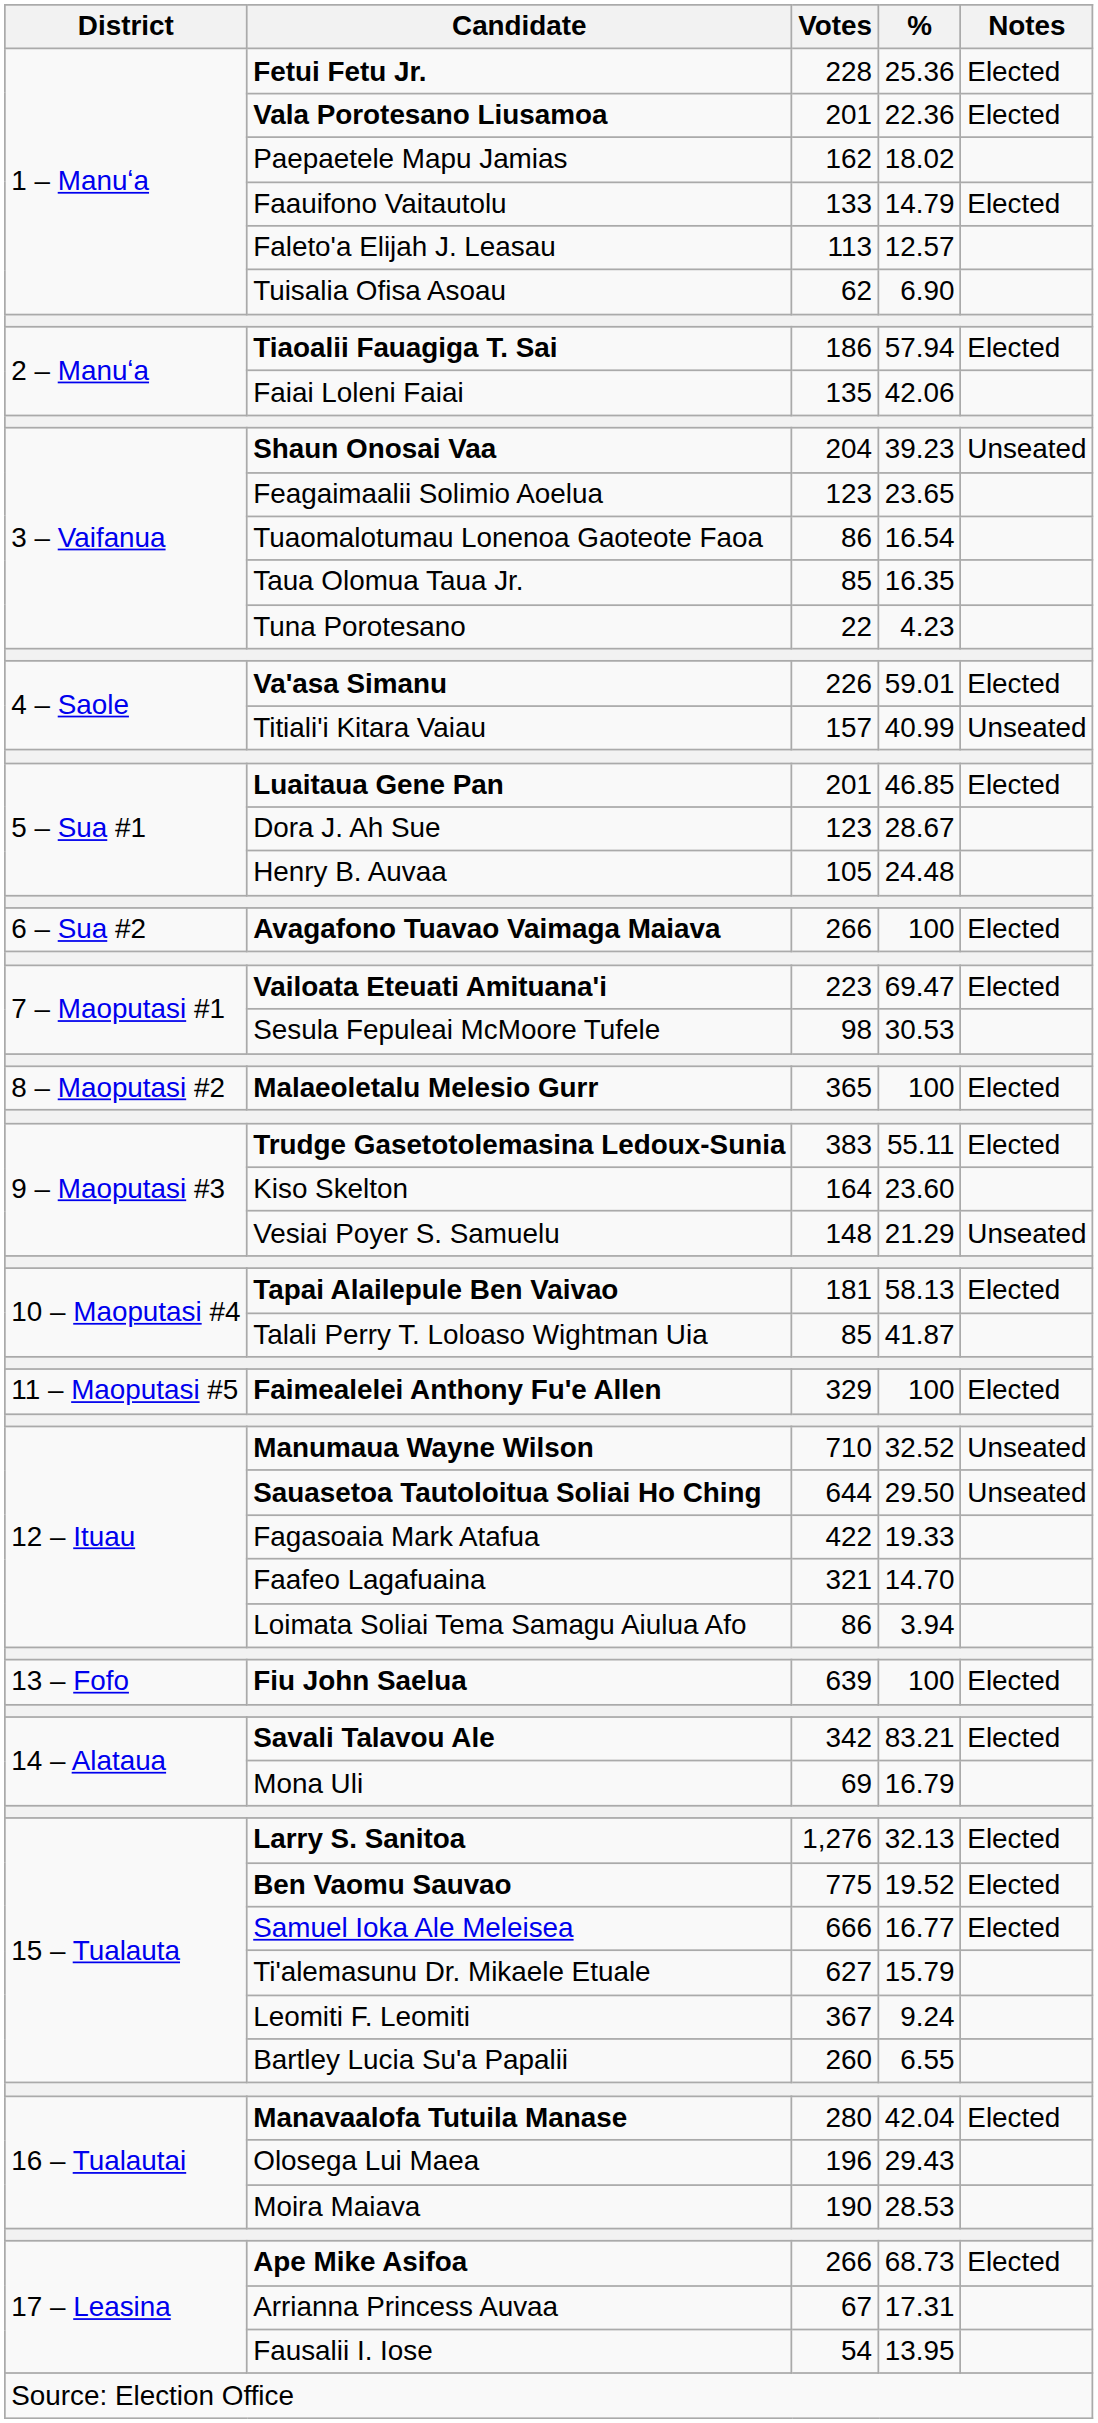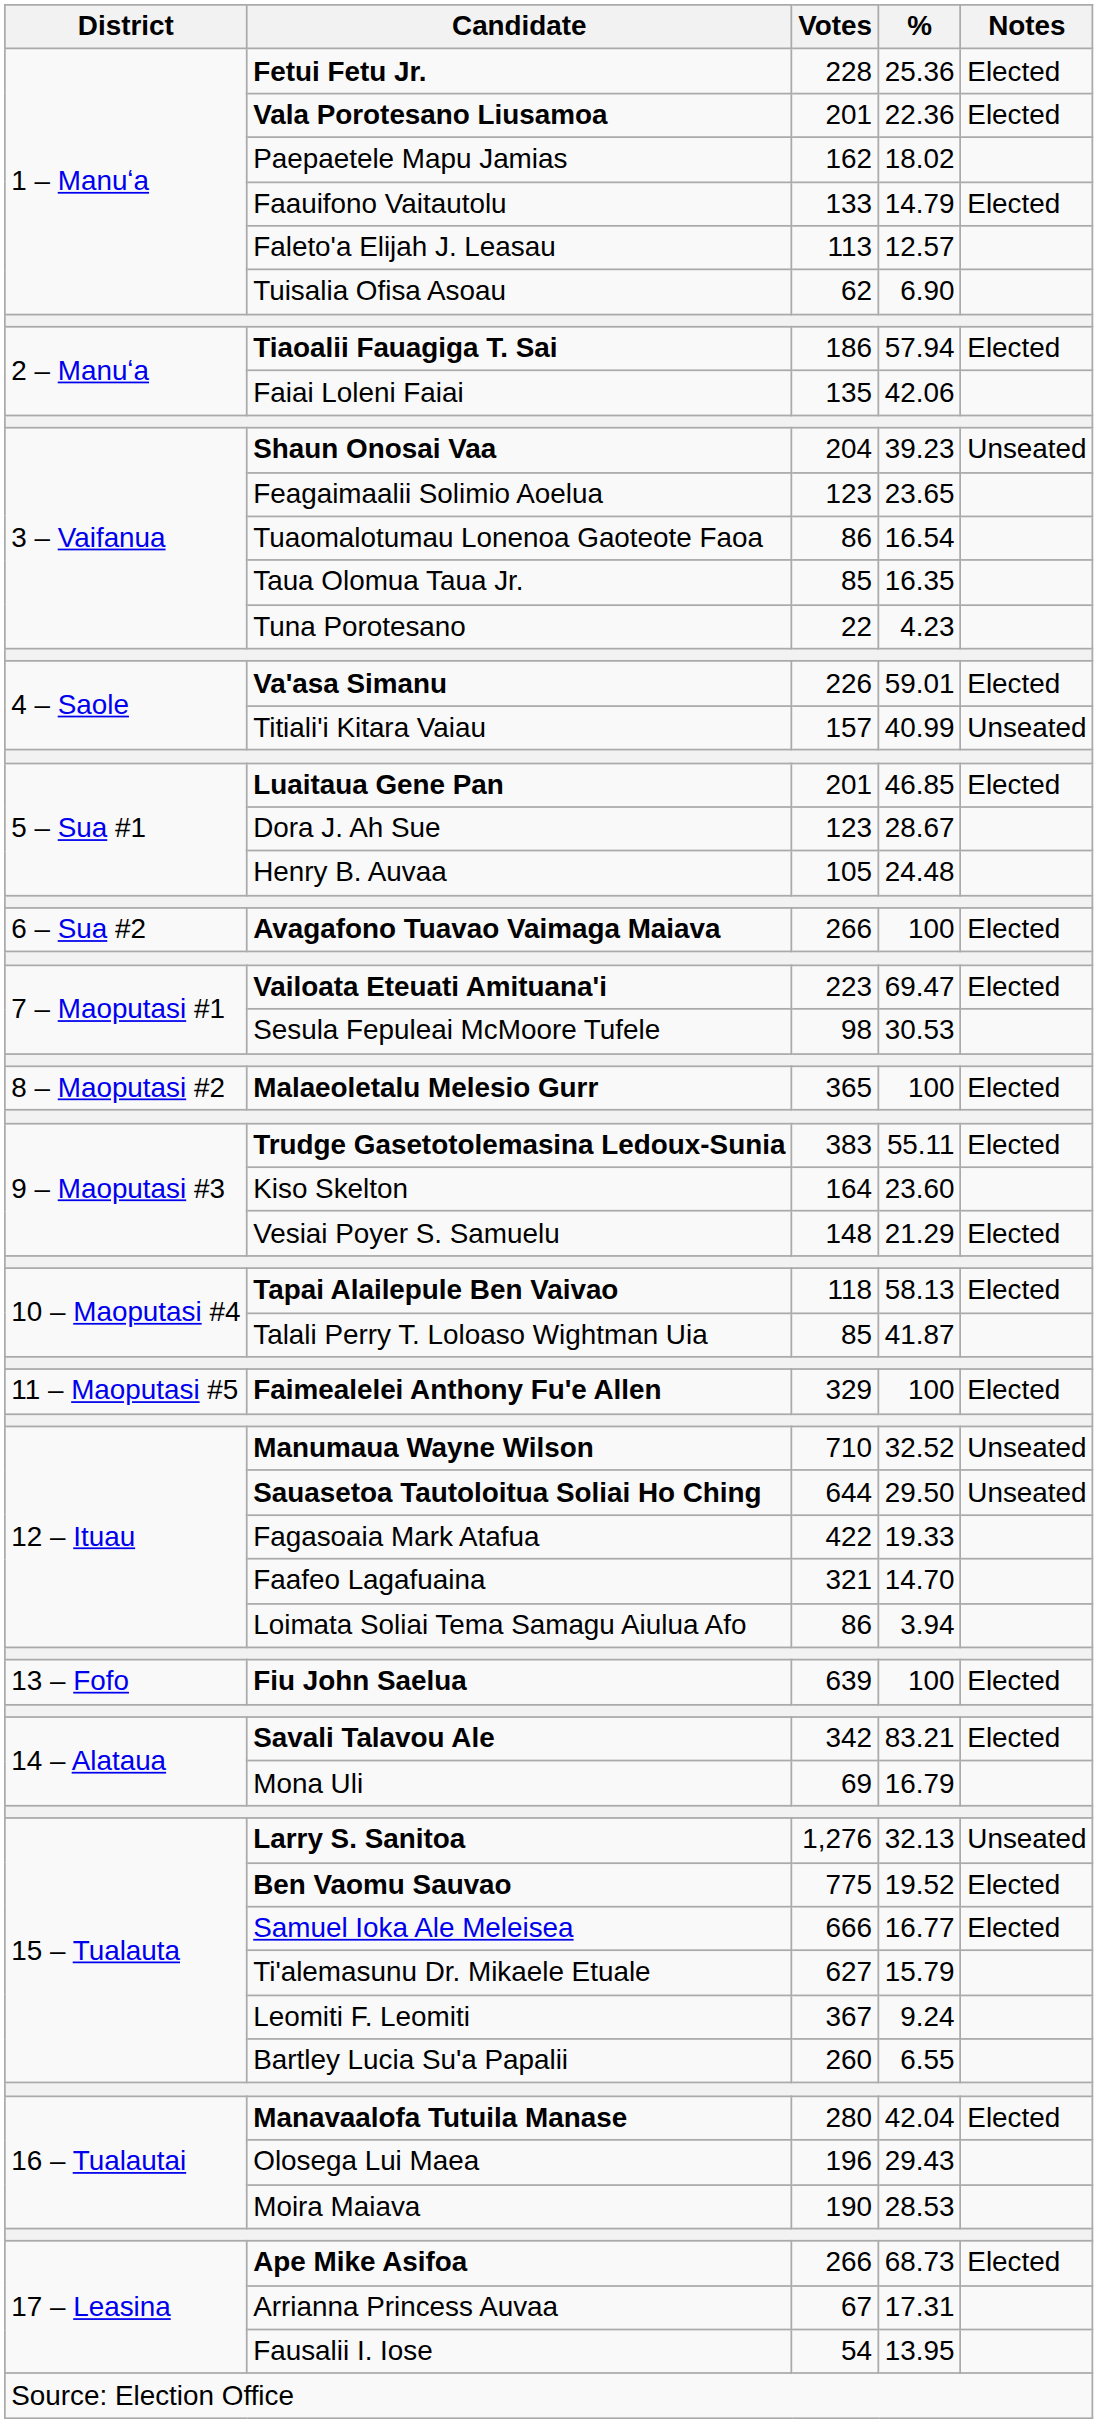(1027, 1233) Unseated -> (1014, 1233) Elected
(849, 1290) 181 -> (850, 1290) 118
(1014, 1839) Elected -> (1027, 1839) Unseated
